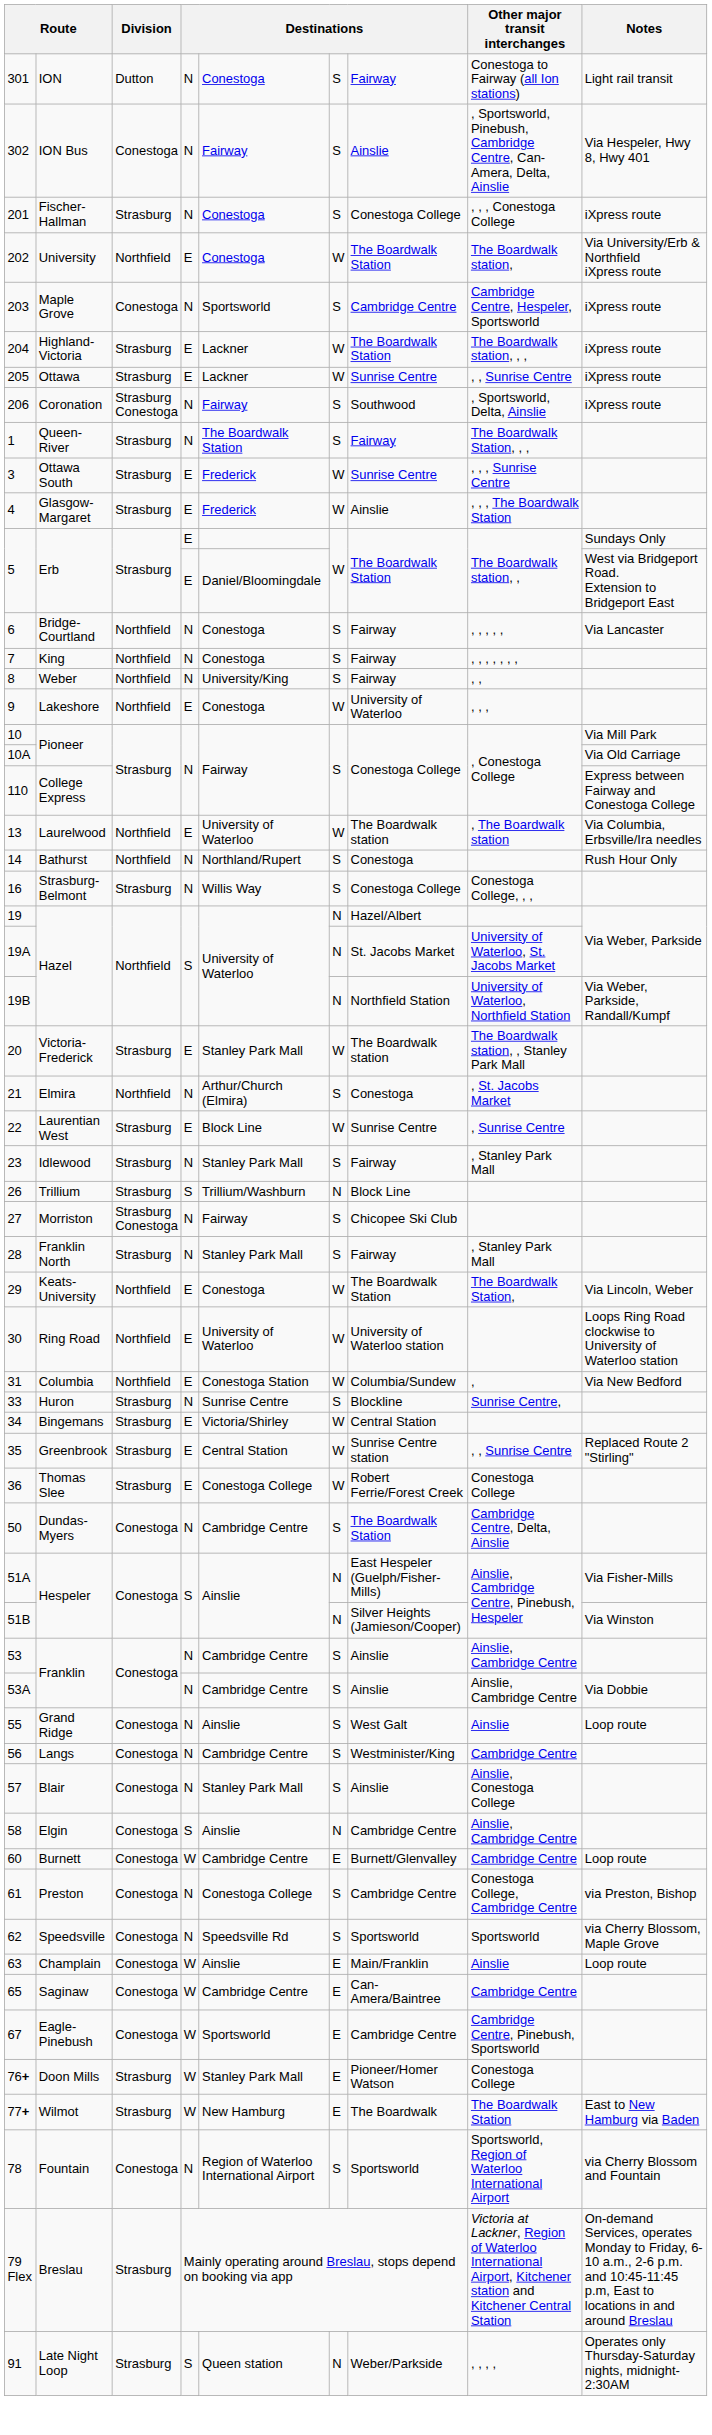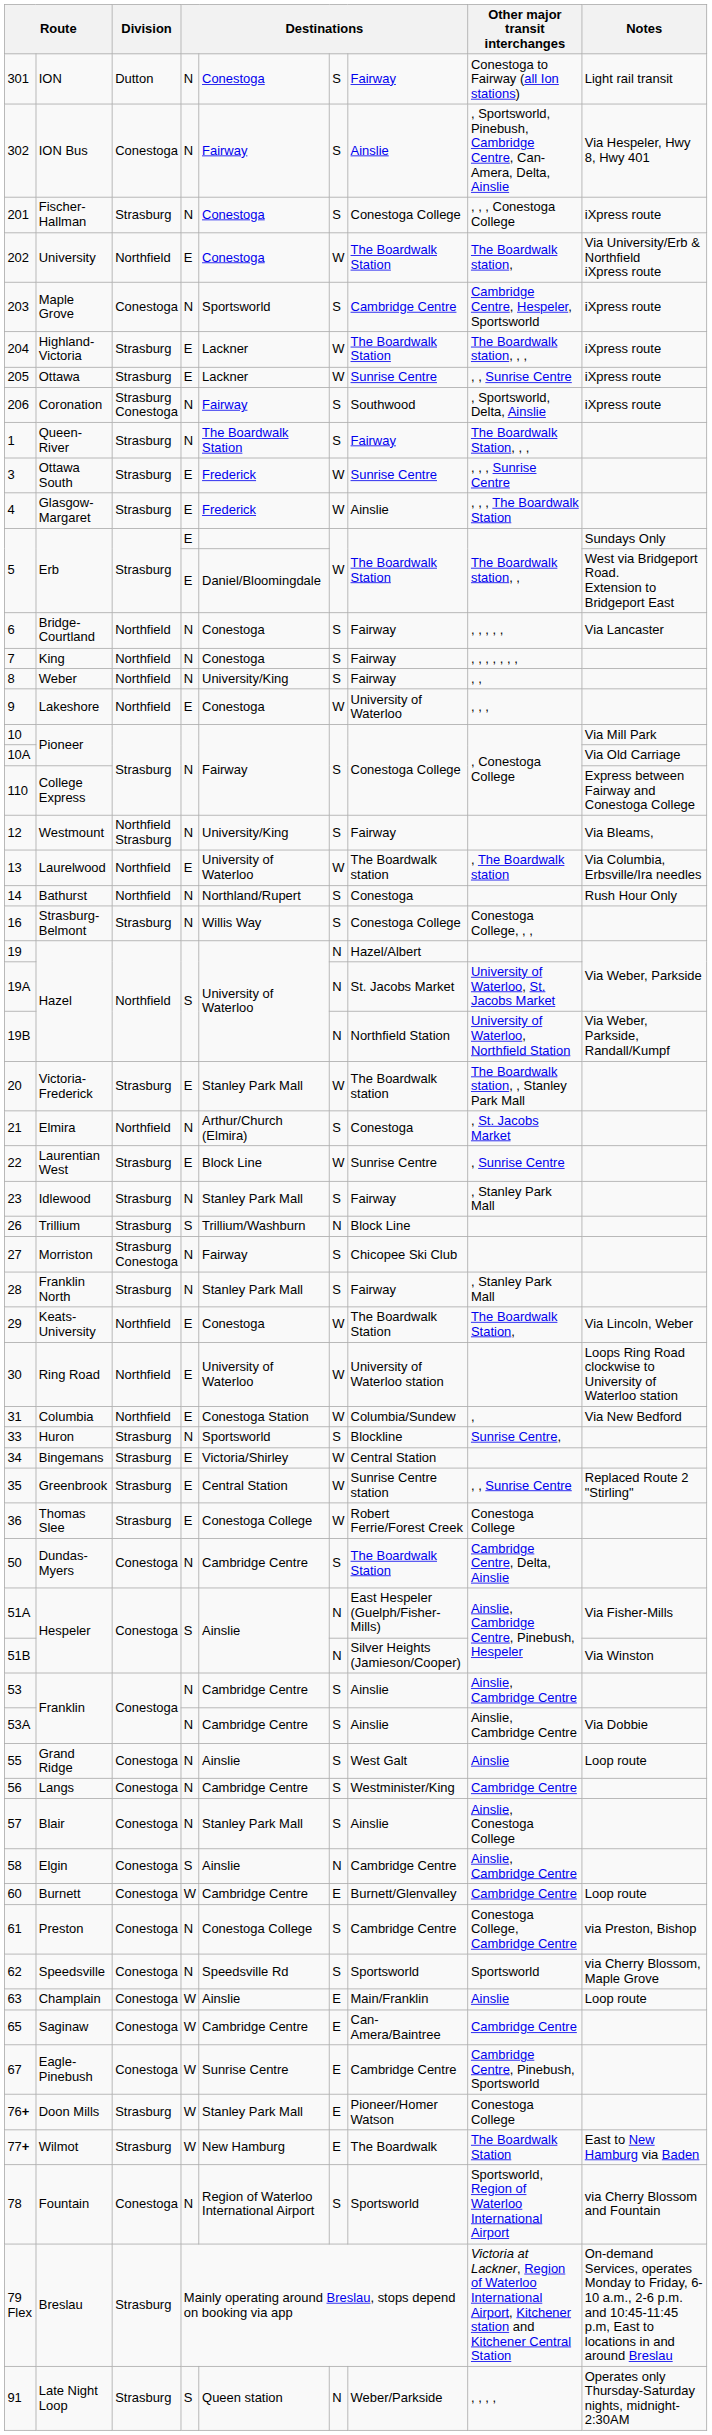+ row: (15, 832)
(245, 1402) Sunrise Centre -> (236, 1437) Sportsworld
(236, 2034) Sportsworld -> (245, 2069) Sunrise Centre
